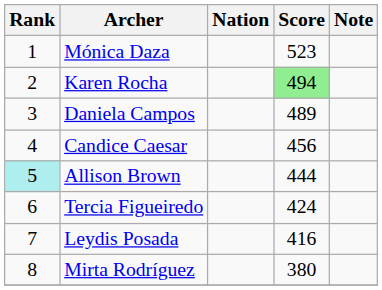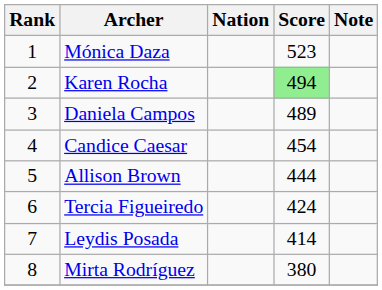(302, 144) 456 -> (302, 144) 454
(32, 176) paleturquoise background -> (32, 176) no background
(302, 238) 416 -> (302, 238) 414
